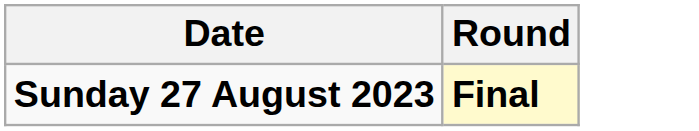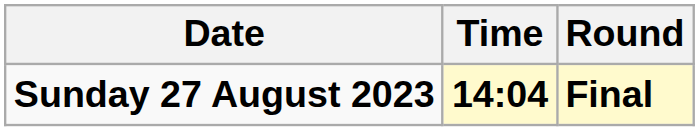+ column: (500, 34)
